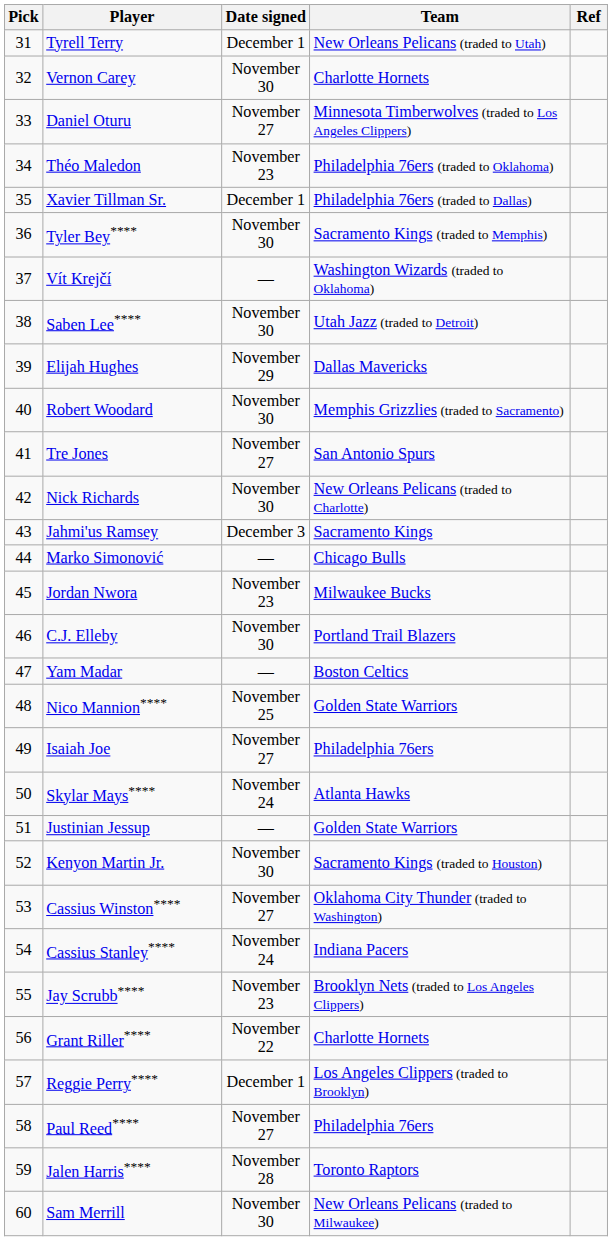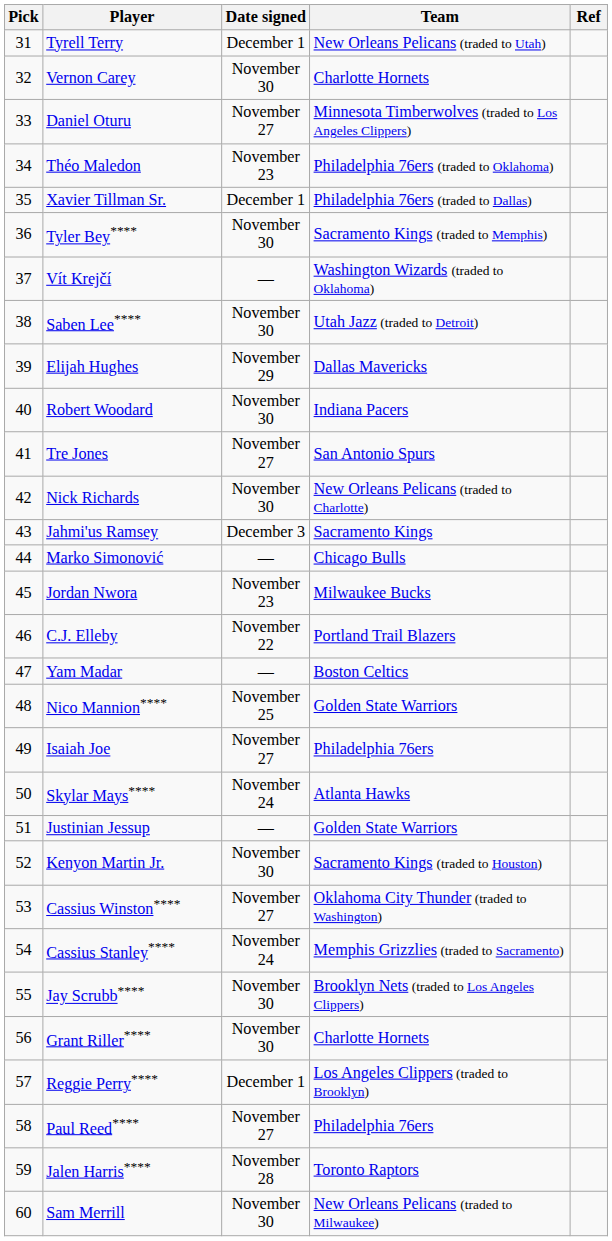(439, 409) Memphis Grizzlies (traded to Sacramento) -> (361, 409) Indiana Pacers
(266, 636) November 30 -> (266, 636) November 22
(361, 950) Indiana Pacers -> (439, 950) Memphis Grizzlies (traded to Sacramento)
(266, 994) November 23 -> (266, 994) November 30
(266, 1038) November 22 -> (266, 1038) November 30
